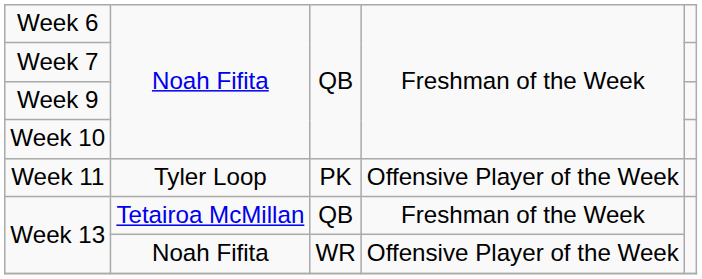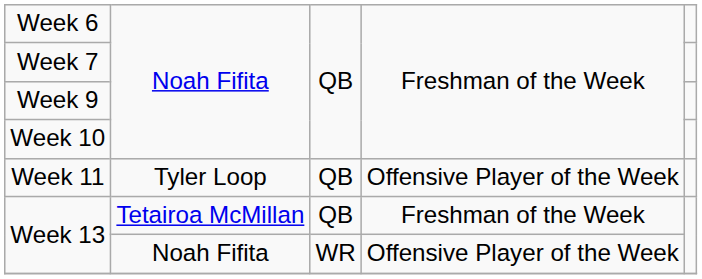(336, 176) PK -> (336, 176) QB
